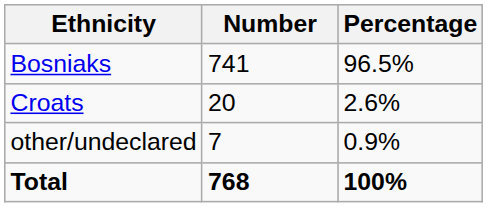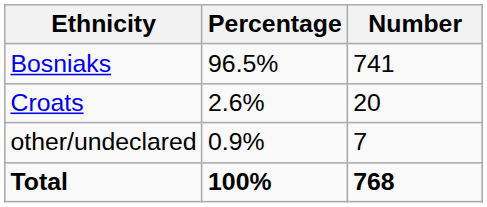columns swapped: (270, 24) <-> (410, 24)
